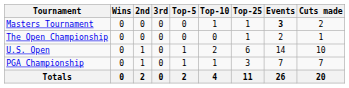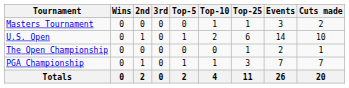(281, 24) bold -> (281, 24) normal
rows swapped: (28, 50) <-> (57, 37)
